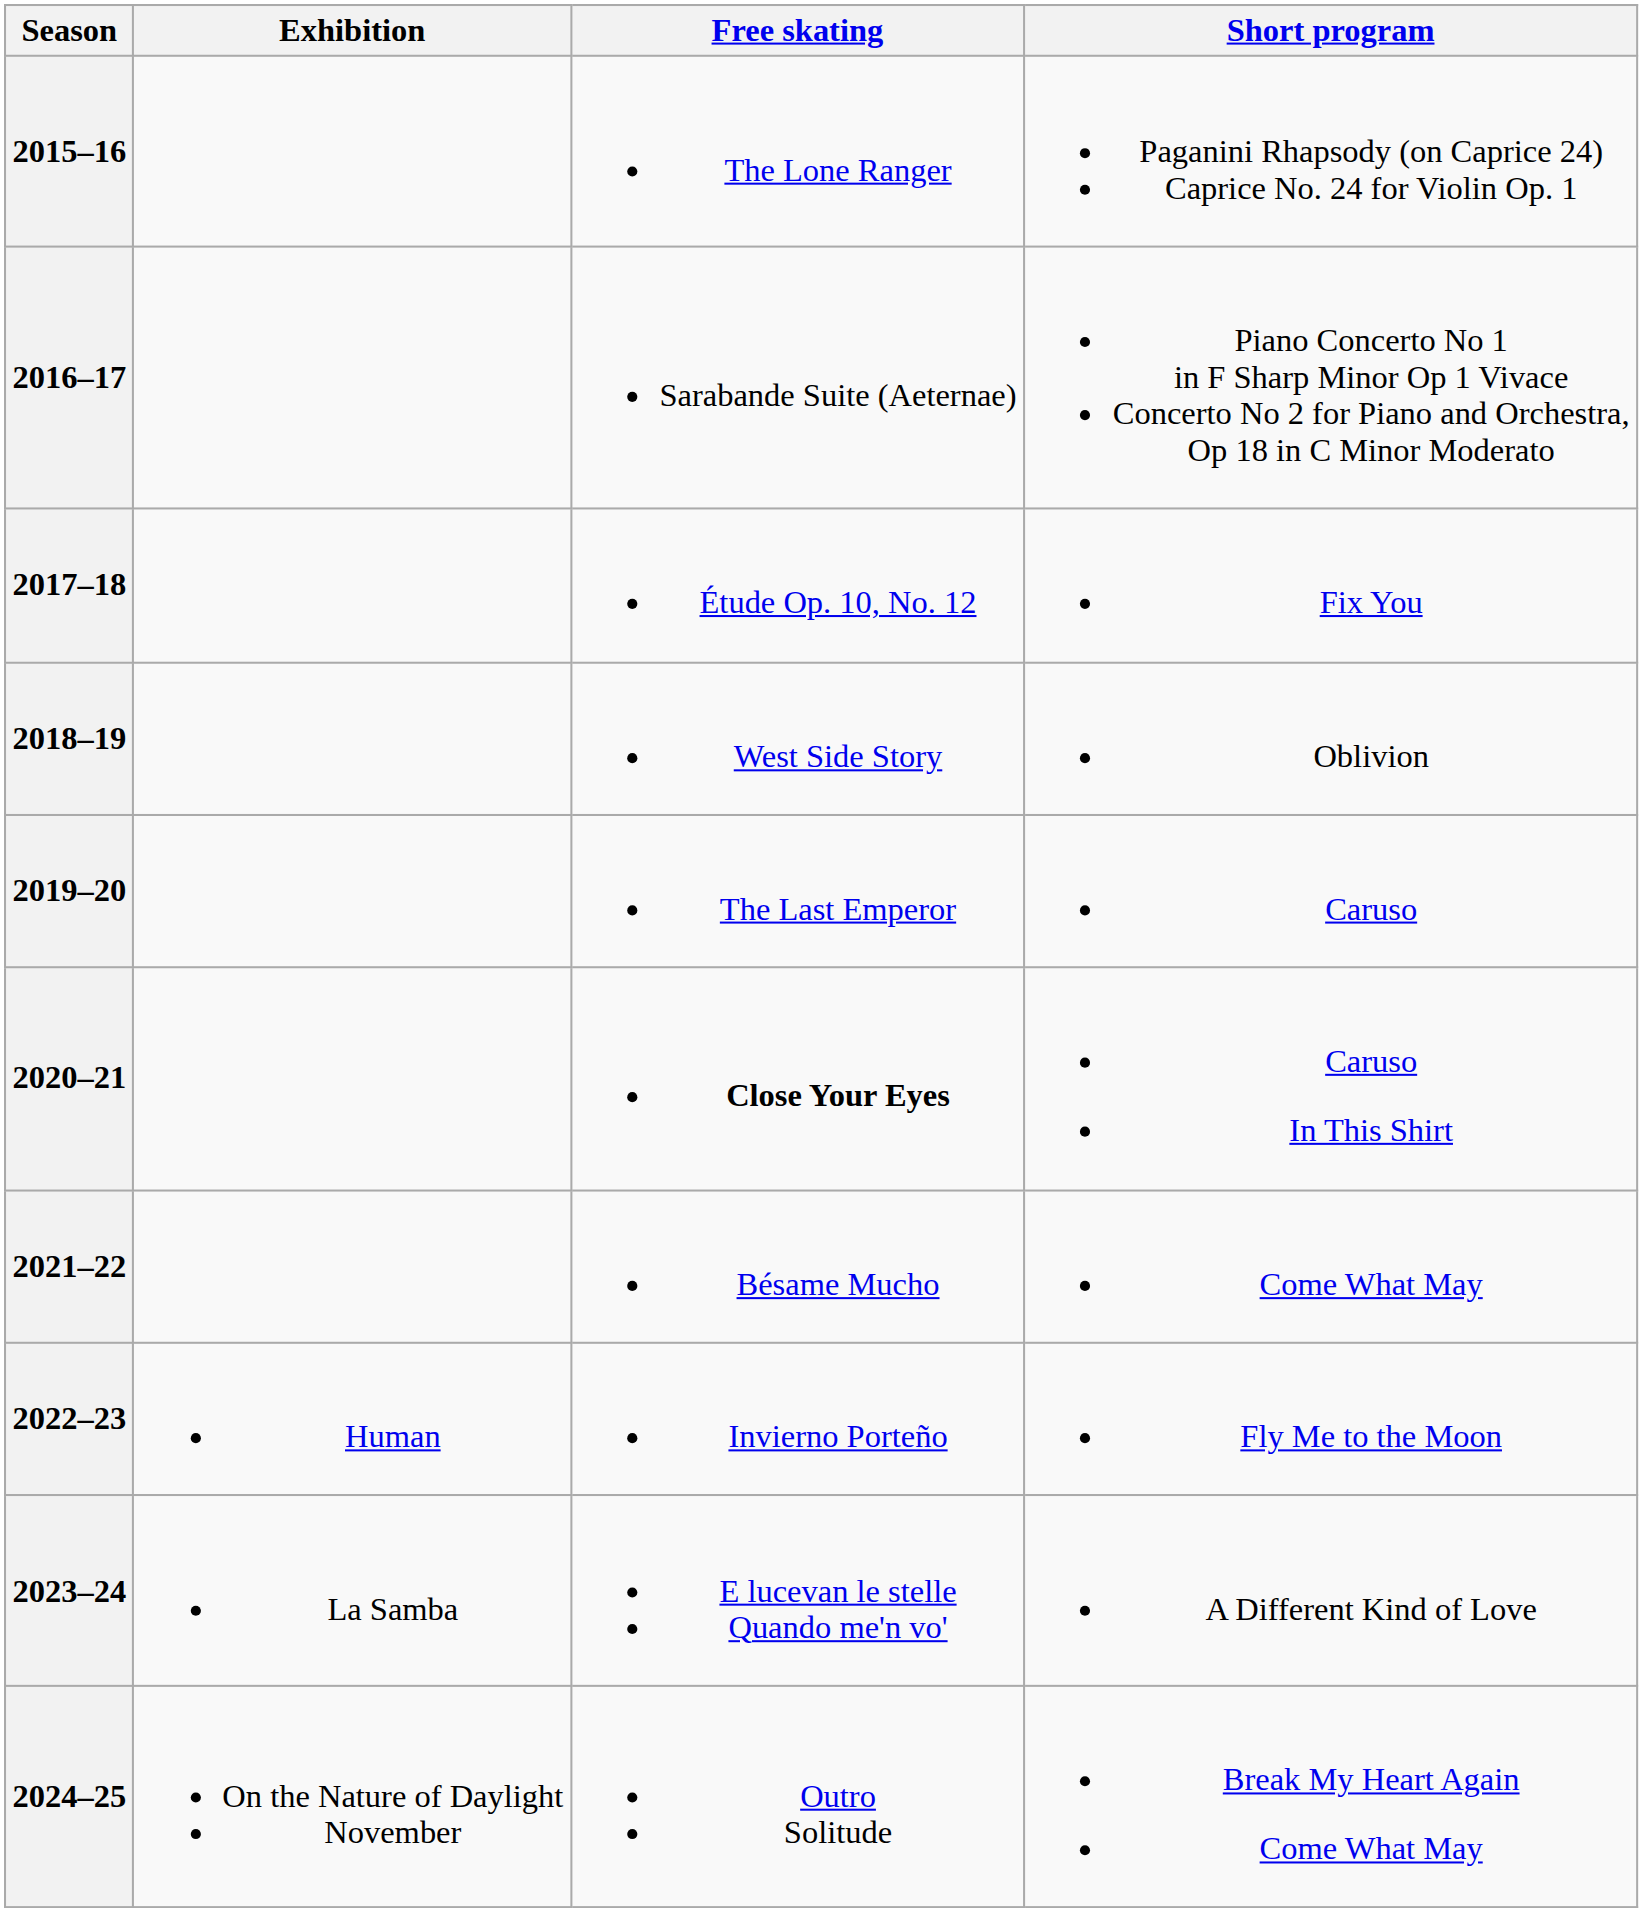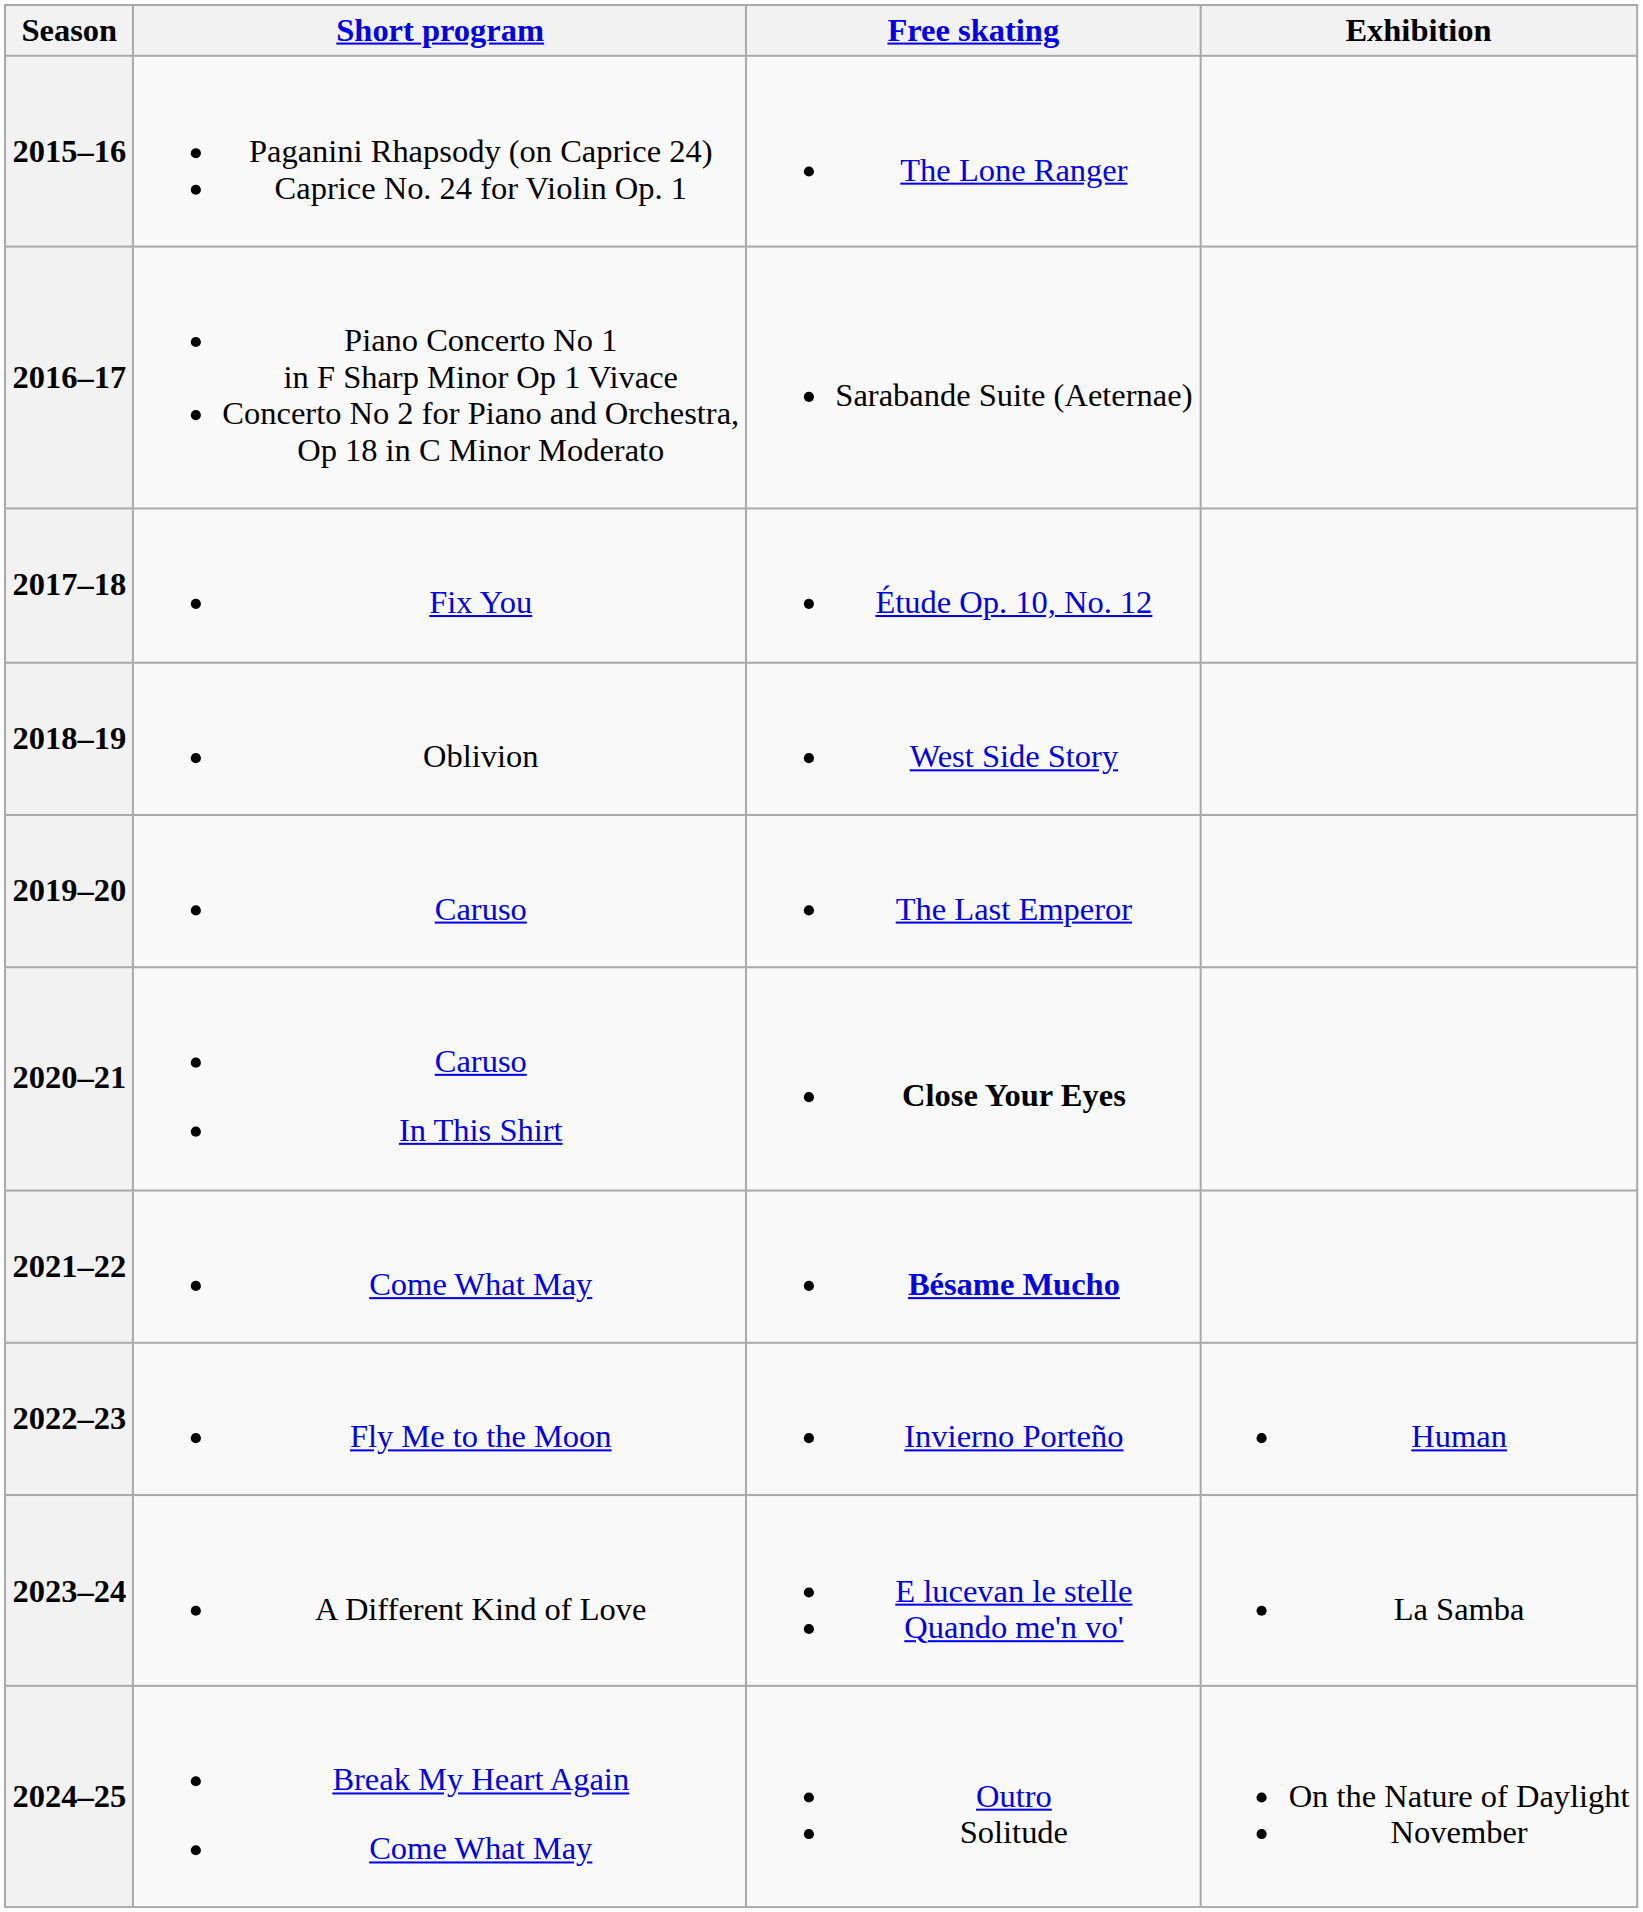columns swapped: (1331, 30) <-> (352, 30)
(797, 1285) normal -> (973, 1285) bold
